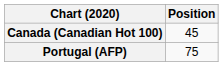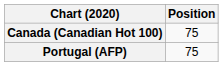(192, 33) 45 -> (192, 33) 75
